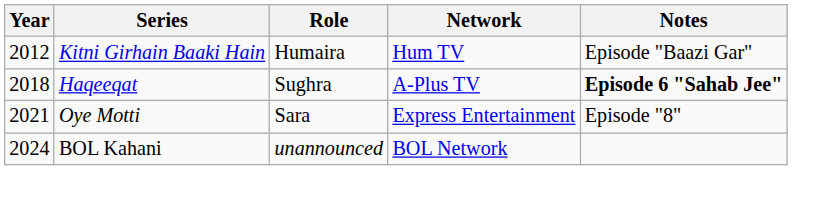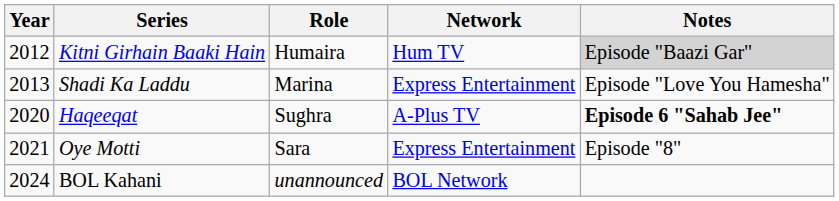(669, 52) no background -> (669, 52) lightgrey background
+ row: (124, 84)
(29, 84) 2018 -> (29, 116) 2020
